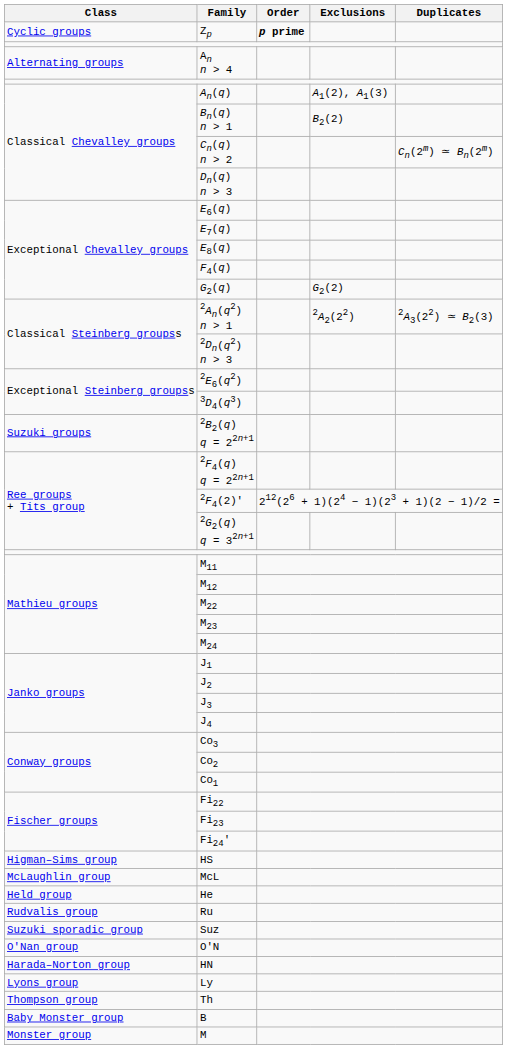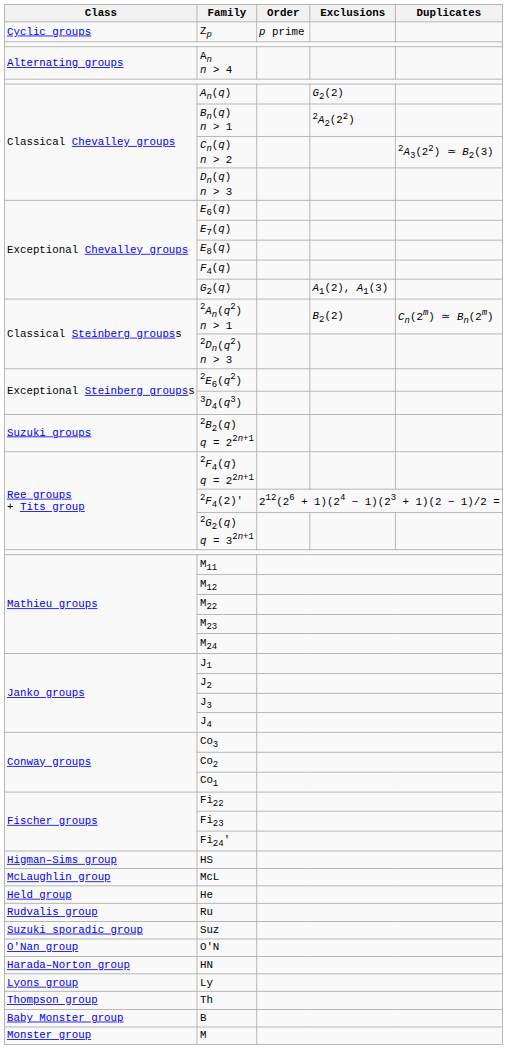(282, 32) bold -> (282, 32) normal
(350, 94) A1(2), A1(3) -> (328, 94) G2(2)
(328, 120) B2(2) -> (334, 120) 2A2(22)
(446, 152) Cn(2m) ≃ Bn(2m) -> (446, 152) 2A3(22) ≃ B2(3)
(328, 289) G2(2) -> (350, 289) A1(2), A1(3)
(334, 317) 2A2(22) -> (328, 317) B2(2)
(446, 317) 2A3(22) ≃ B2(3) -> (446, 317) Cn(2m) ≃ Bn(2m)
